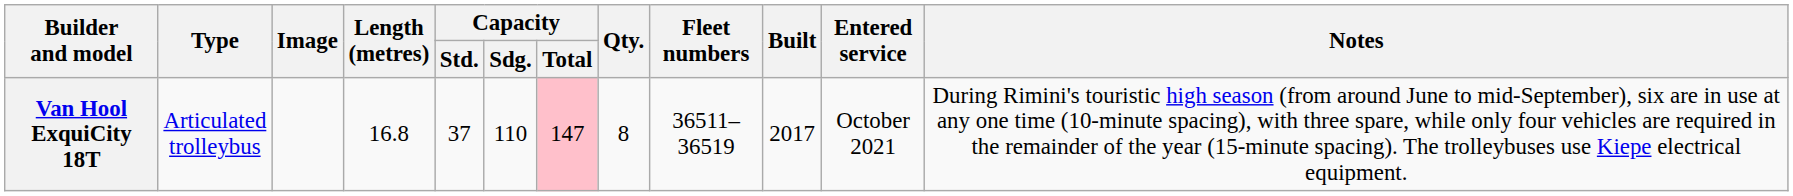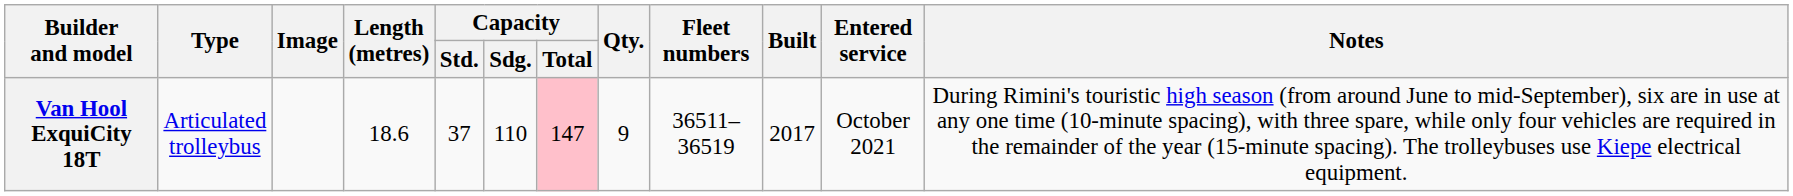(389, 133) 16.8 -> (389, 133) 18.6
(624, 133) 8 -> (624, 133) 9
